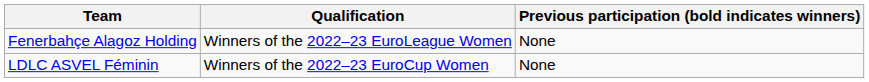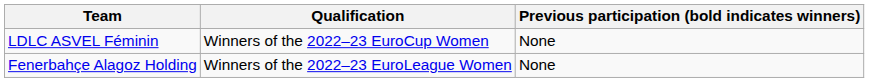rows swapped: (102, 41) <-> (83, 65)
